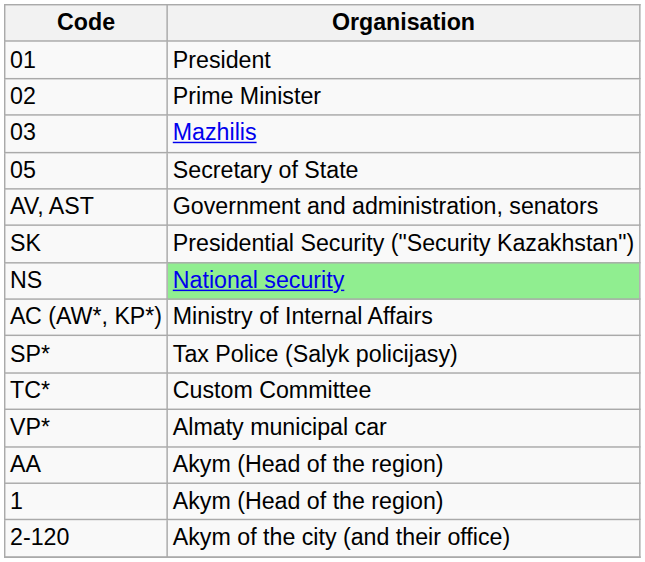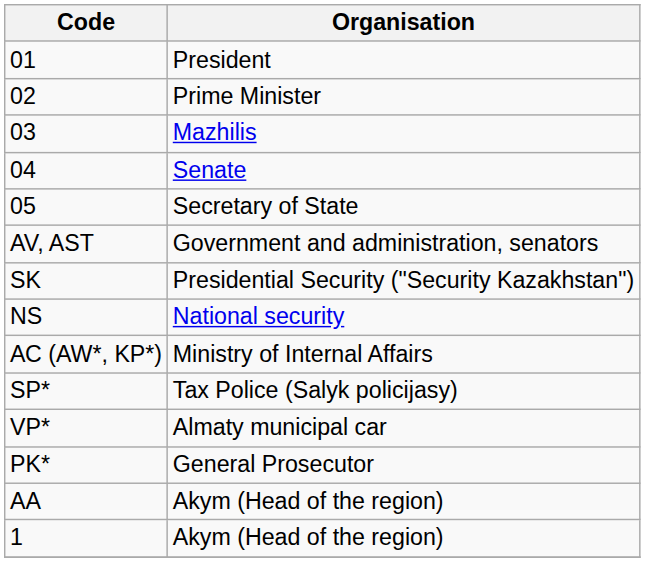+ row: (23, 170)
(259, 280) lightgreen background -> (259, 317) no background
- row: (30, 390)
+ row: (30, 464)
- row: (40, 538)
